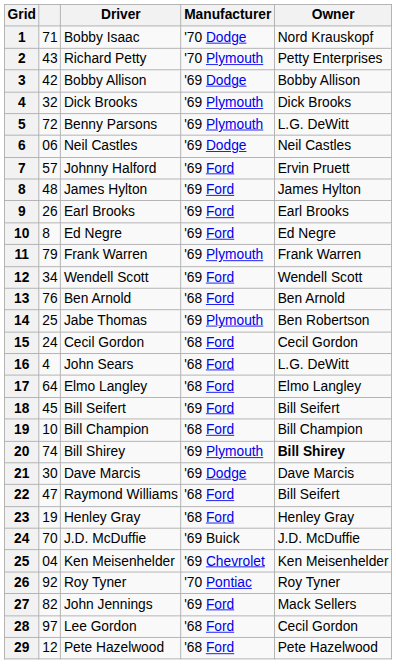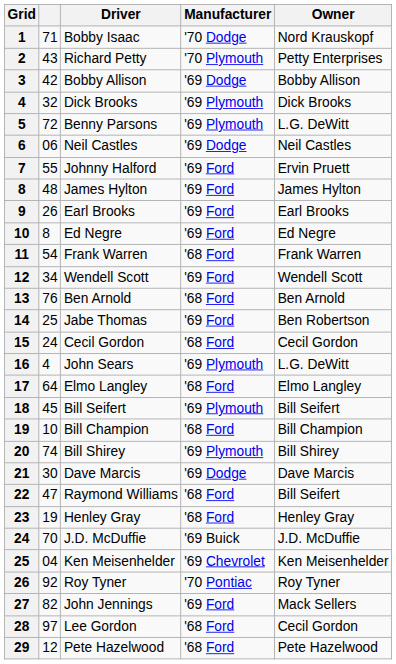(50, 168) 57 -> (50, 168) 55
(50, 255) 79 -> (50, 255) 54
(224, 255) '69 Plymouth -> (209, 255) '68 Ford
(224, 320) '69 Plymouth -> (209, 320) '69 Ford
(209, 364) '68 Ford -> (224, 364) '69 Plymouth
(209, 408) '69 Ford -> (224, 408) '69 Plymouth
(311, 451) bold -> (308, 451) normal
